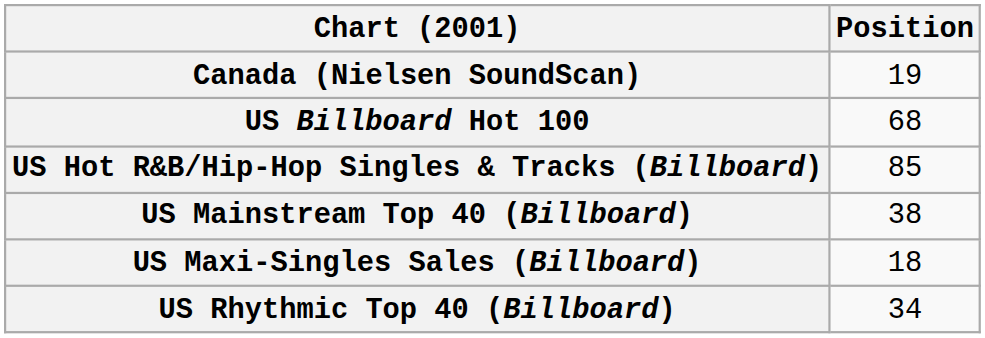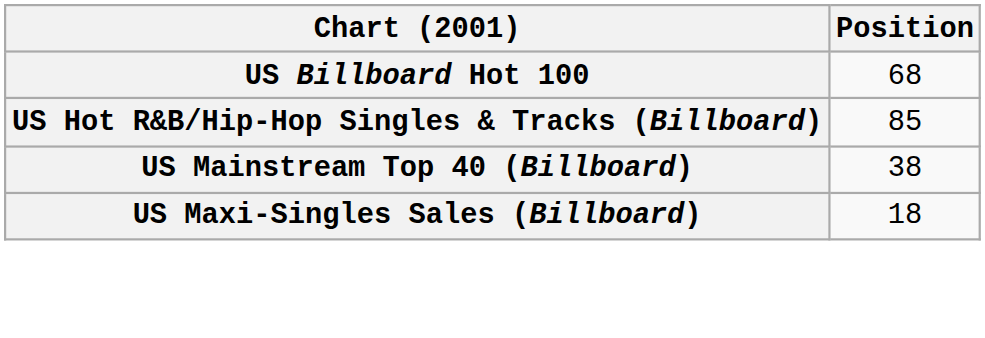- row: (417, 75)
- row: (417, 309)
